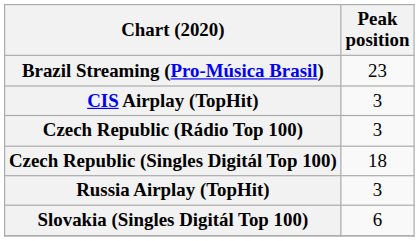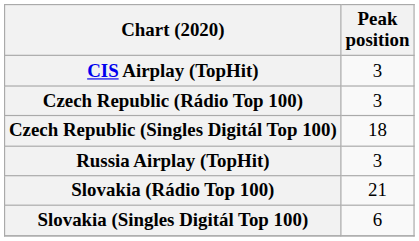- row: (173, 70)
+ row: (173, 190)
